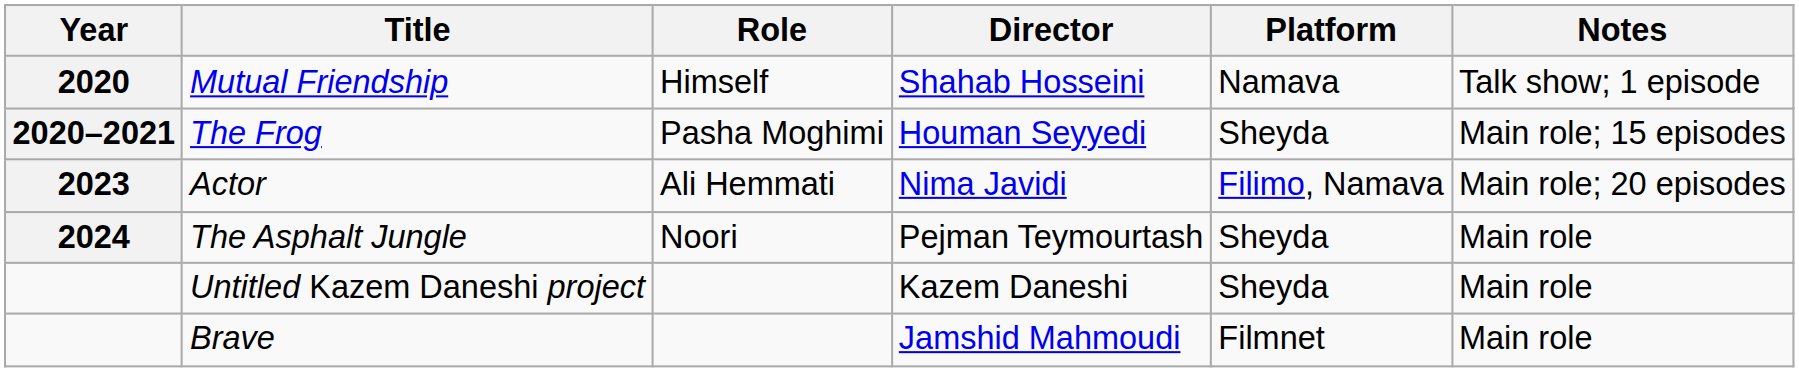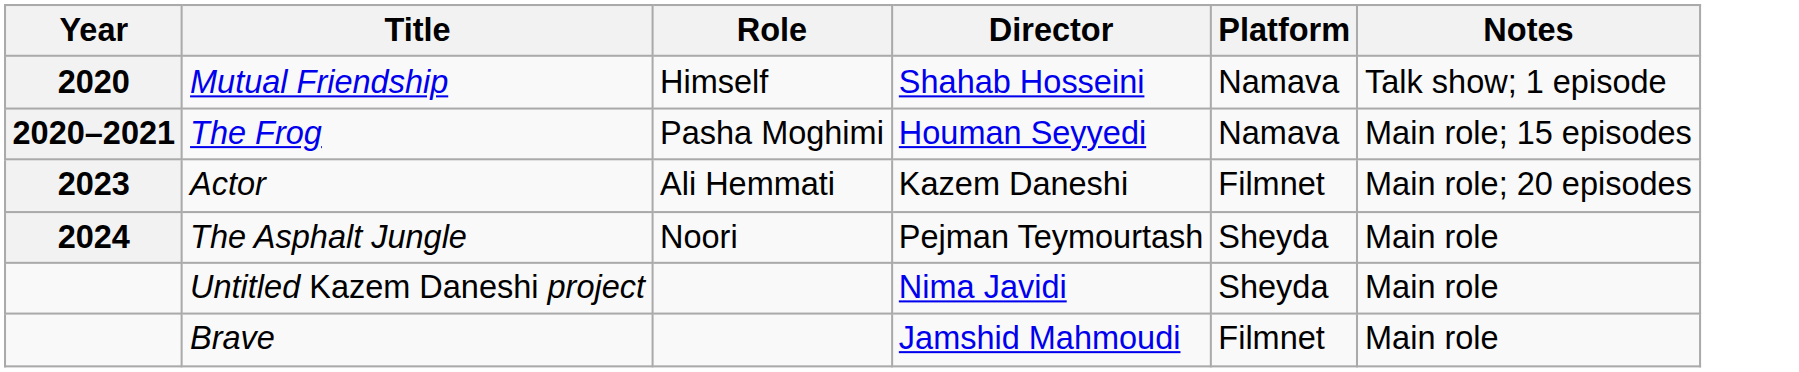(1273, 133) Sheyda -> (1279, 133) Namava
(983, 184) Nima Javidi -> (1013, 184) Kazem Daneshi
(1331, 184) Filimo, Namava -> (1272, 184) Filmnet
(1013, 287) Kazem Daneshi -> (983, 287) Nima Javidi
